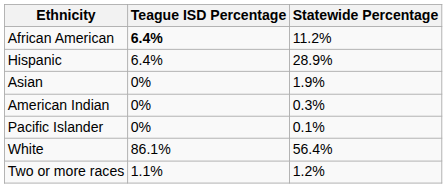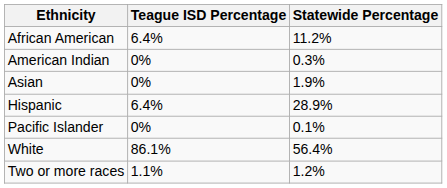(147, 37) bold -> (147, 37) normal
rows swapped: (59, 104) <-> (35, 60)
